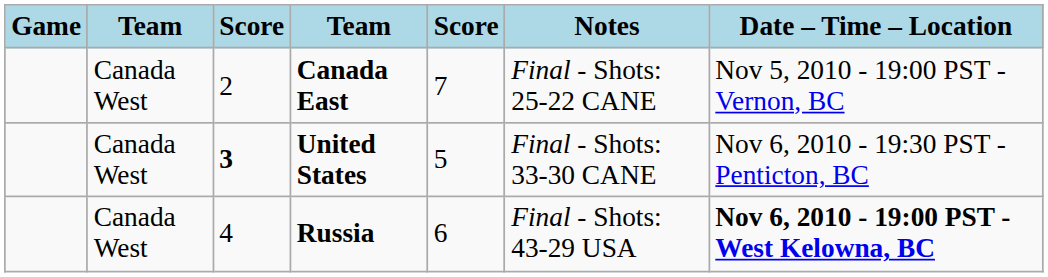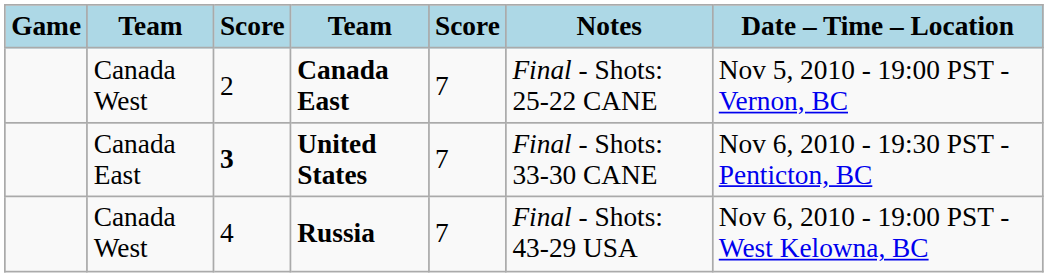(135, 159) Canada West -> (135, 159) Canada East
(441, 159) 5 -> (442, 159) 7
(441, 233) 6 -> (442, 233) 7
(863, 233) bold -> (864, 233) normal
